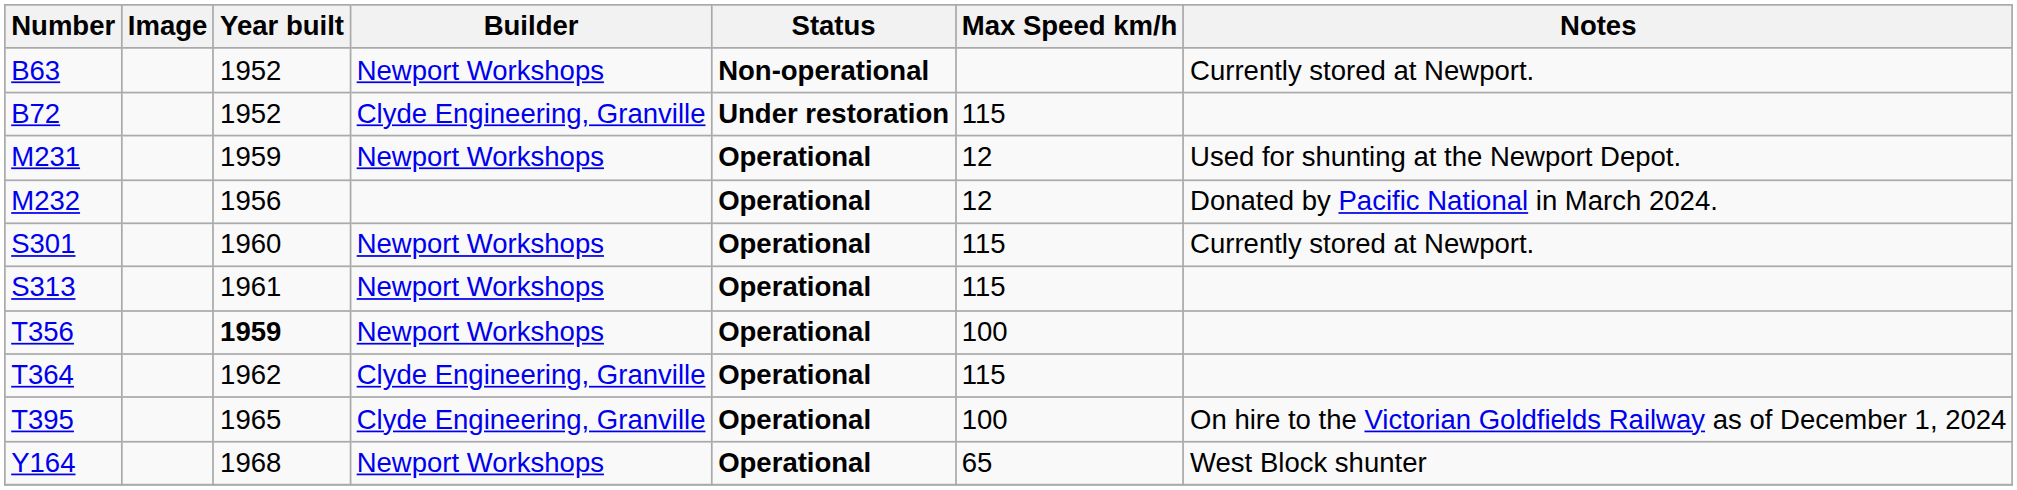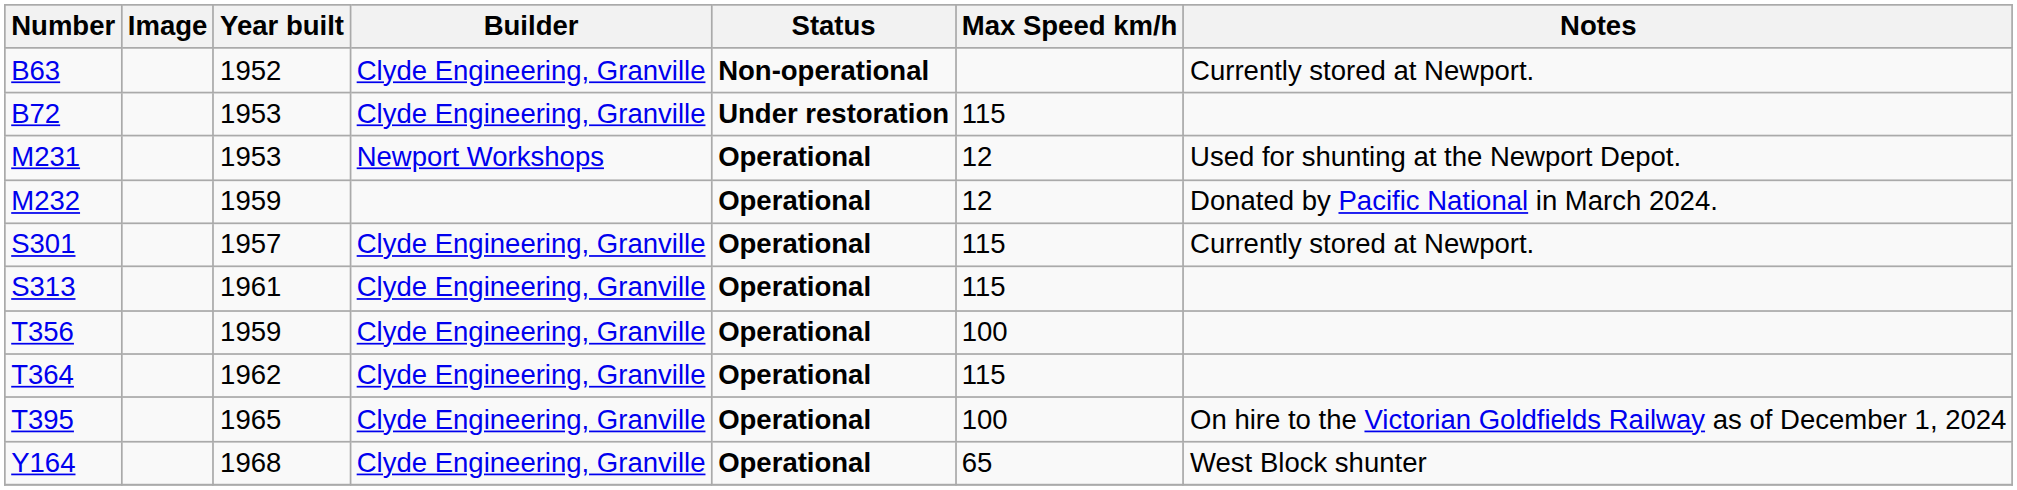(480, 69) Newport Workshops -> (531, 69) Clyde Engineering, Granville
(251, 113) 1952 -> (251, 113) 1953
(251, 157) 1959 -> (251, 157) 1953
(251, 200) 1956 -> (251, 200) 1959
(251, 244) 1960 -> (251, 244) 1957
(480, 244) Newport Workshops -> (531, 244) Clyde Engineering, Granville
(480, 288) Newport Workshops -> (531, 288) Clyde Engineering, Granville
(251, 331) bold -> (251, 331) normal
(480, 331) Newport Workshops -> (531, 331) Clyde Engineering, Granville
(480, 462) Newport Workshops -> (531, 462) Clyde Engineering, Granville
